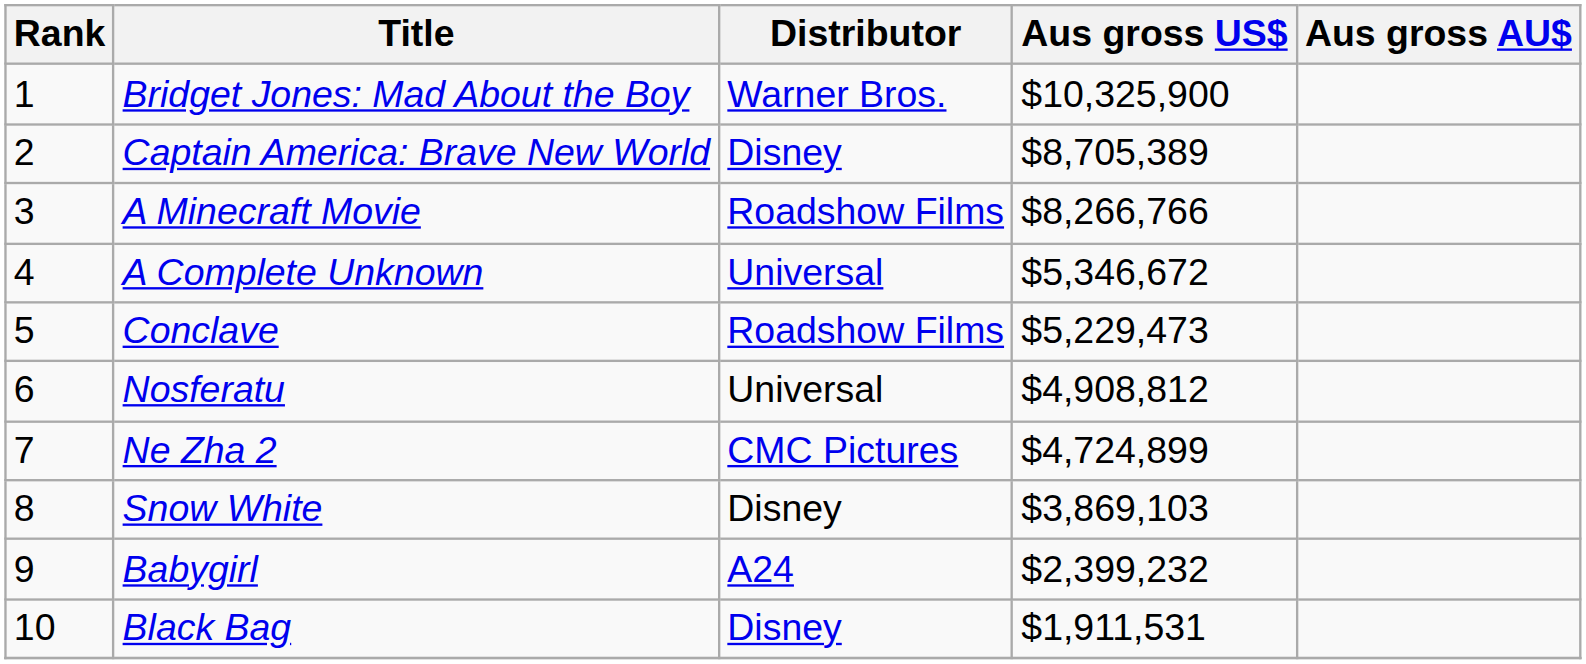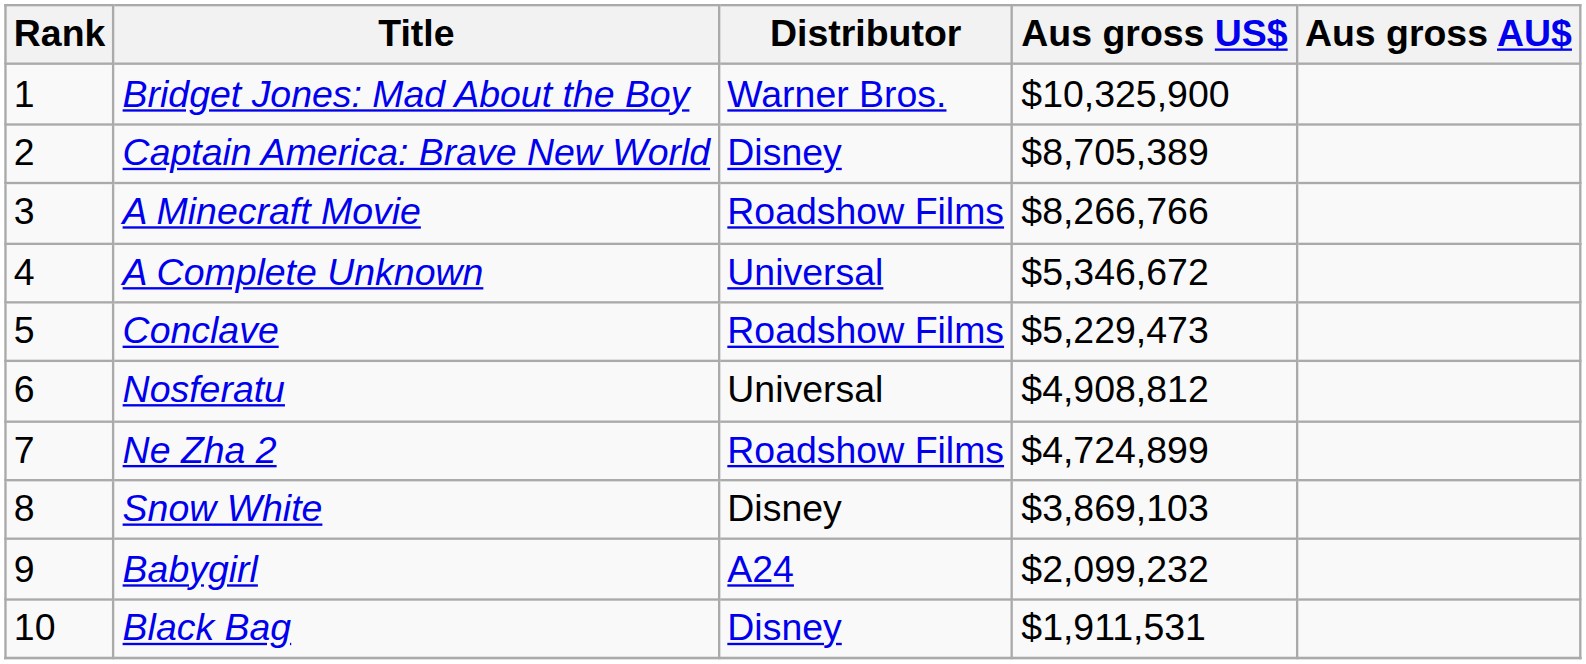(843, 449) CMC Pictures -> (866, 449) Roadshow Films
(1115, 568) $2,399,232 -> (1115, 568) $2,099,232
